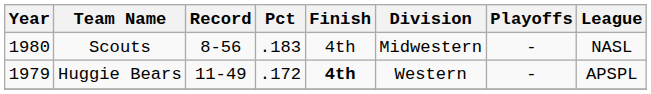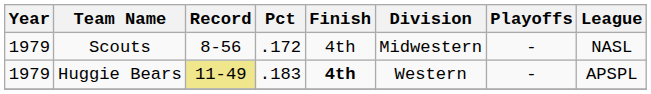(29, 47) 1980 -> (29, 47) 1979
(280, 47) .183 -> (280, 47) .172
(221, 75) no background -> (221, 75) khaki background
(280, 75) .172 -> (280, 75) .183
